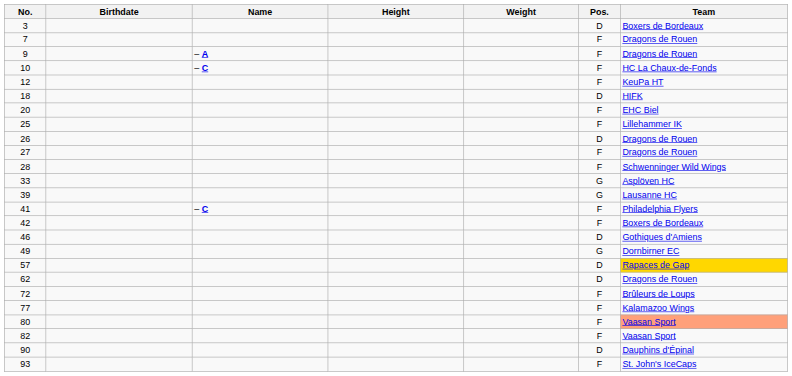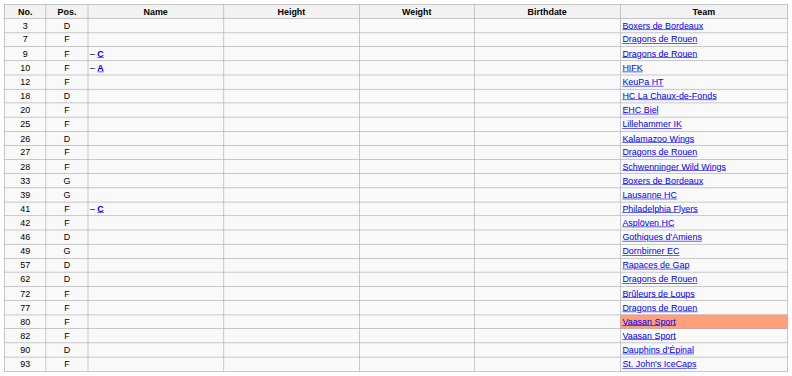columns swapped: (599, 12) <-> (119, 12)
(201, 54) – A -> (97, 54) – C
(201, 68) – C -> (97, 68) – A
(669, 68) HC La Chaux-de-Fonds -> (633, 68) HIFK
(633, 96) HIFK -> (669, 96) HC La Chaux-de-Fonds
(660, 139) Dragons de Rouen -> (658, 139) Kalamazoo Wings
(648, 181) Asplöven HC -> (663, 181) Boxers de Bordeaux
(663, 223) Boxers de Bordeaux -> (648, 223) Asplöven HC
(656, 266) gold background -> (656, 266) no background
(658, 308) Kalamazoo Wings -> (660, 308) Dragons de Rouen
